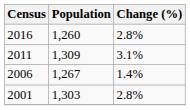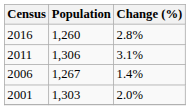(66, 54) 1,309 -> (66, 54) 1,306
(130, 94) 2.8% -> (130, 94) 2.0%
